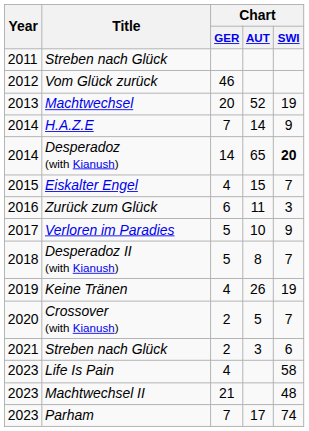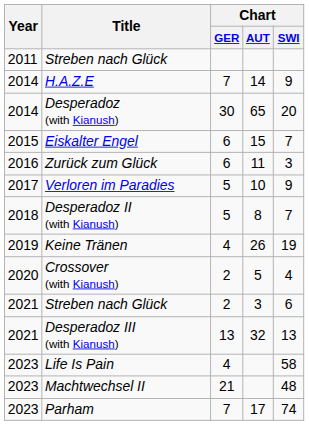- row: (101, 81)
- row: (89, 103)
(227, 155) 14 -> (227, 111) 30
(289, 155) bold -> (289, 111) normal
(227, 185) 4 -> (227, 141) 6
(289, 319) 7 -> (289, 275) 4
+ row: (90, 335)
